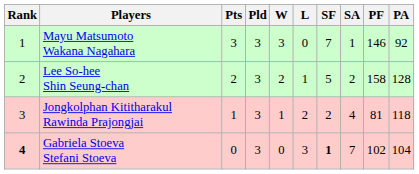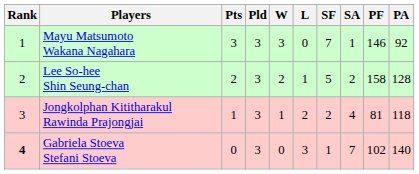(329, 151) bold -> (329, 151) normal
(401, 151) 104 -> (401, 151) 140
